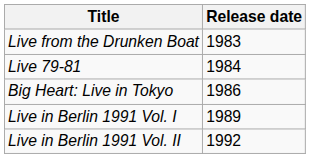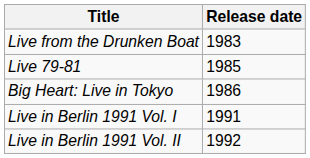(224, 66) 1984 -> (224, 66) 1985
(224, 116) 1989 -> (224, 116) 1991
